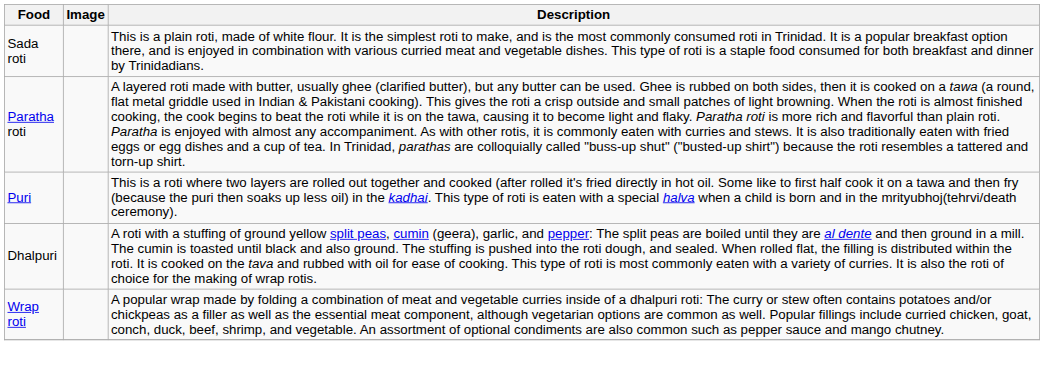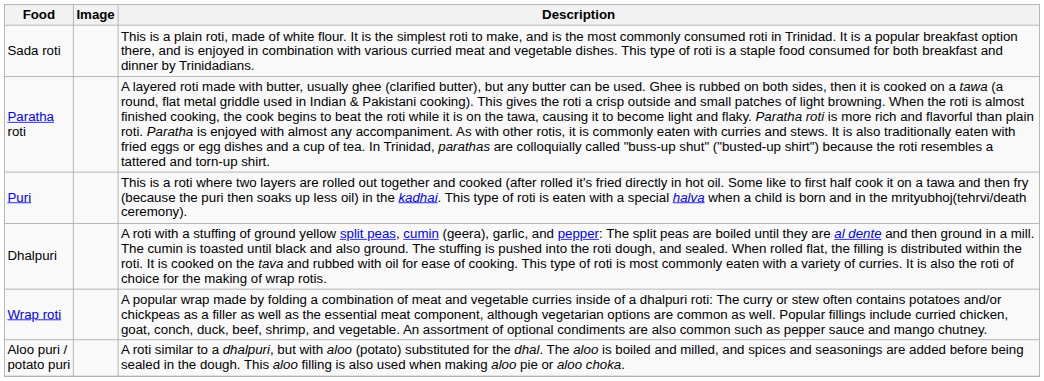+ row: (39, 358)
